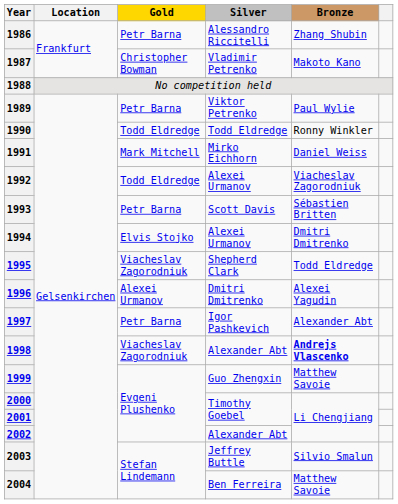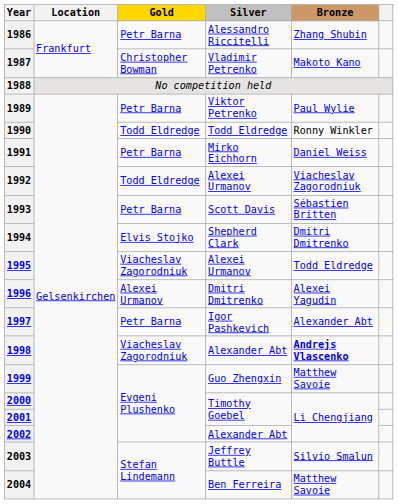(160, 153) Mark Mitchell -> (151, 153) Petr Barna
(229, 237) Alexei Urmanov -> (232, 237) Shepherd Clark
(232, 266) Shepherd Clark -> (229, 266) Alexei Urmanov
